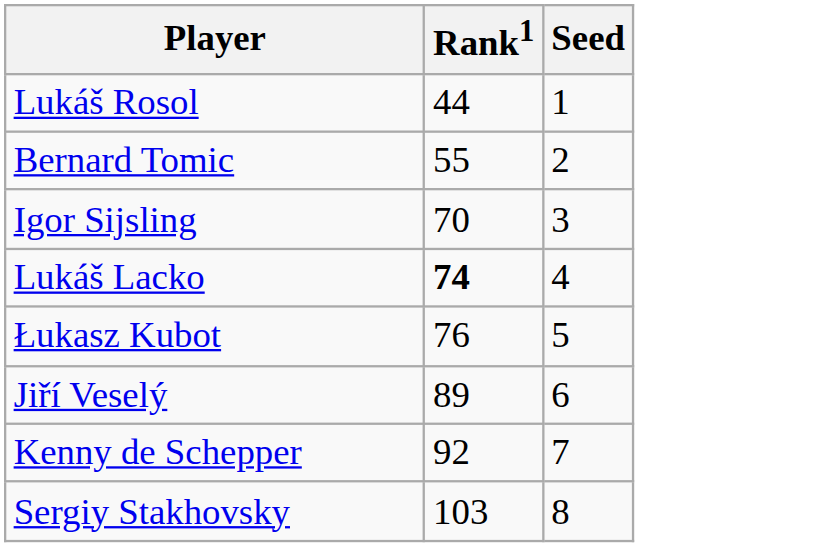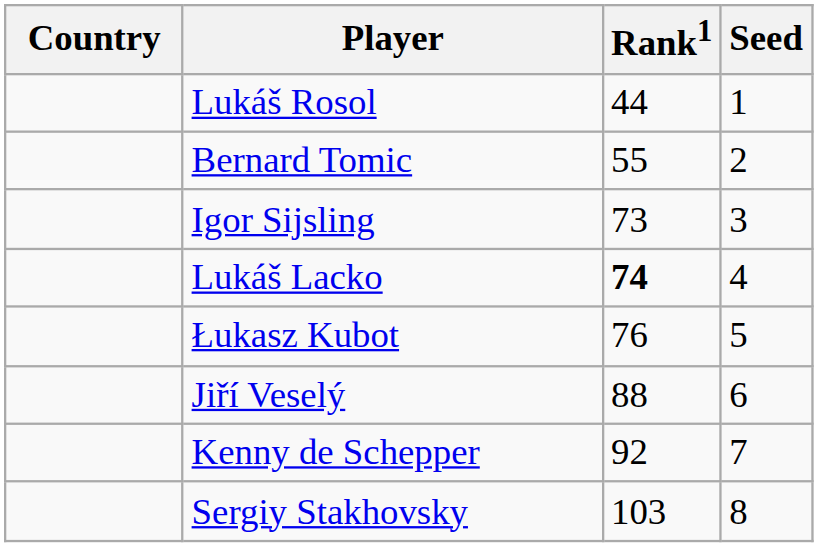+ column: (94, 38)
(451, 218) 70 -> (629, 218) 73
(451, 393) 89 -> (629, 393) 88
